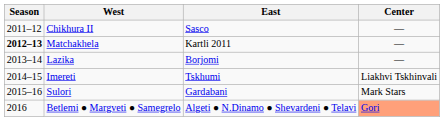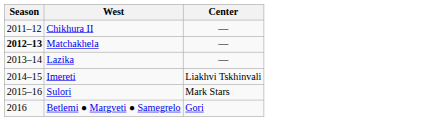- column: (271, 12)
(370, 108) lightsalmon background -> (195, 108) no background
